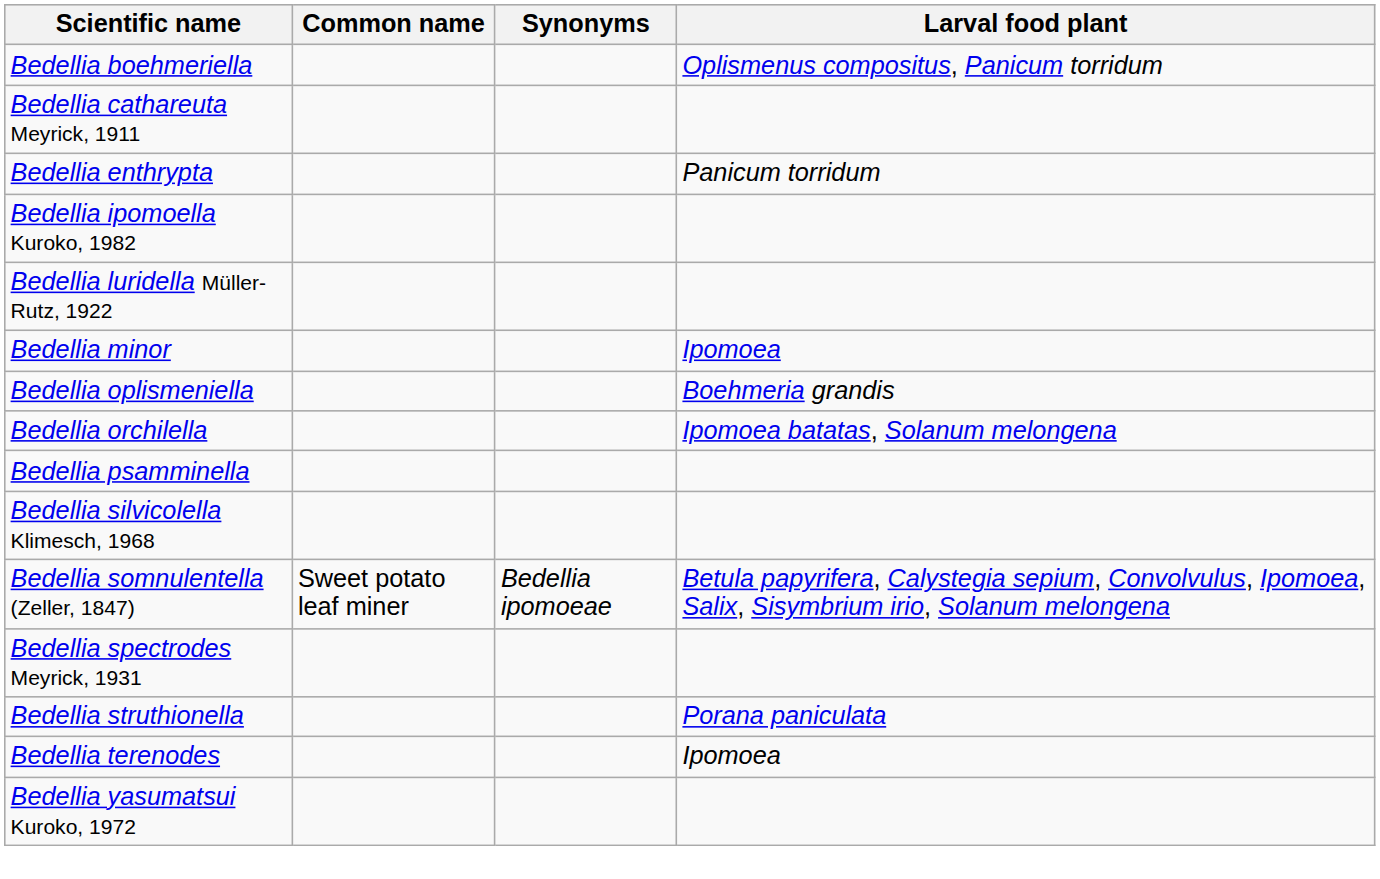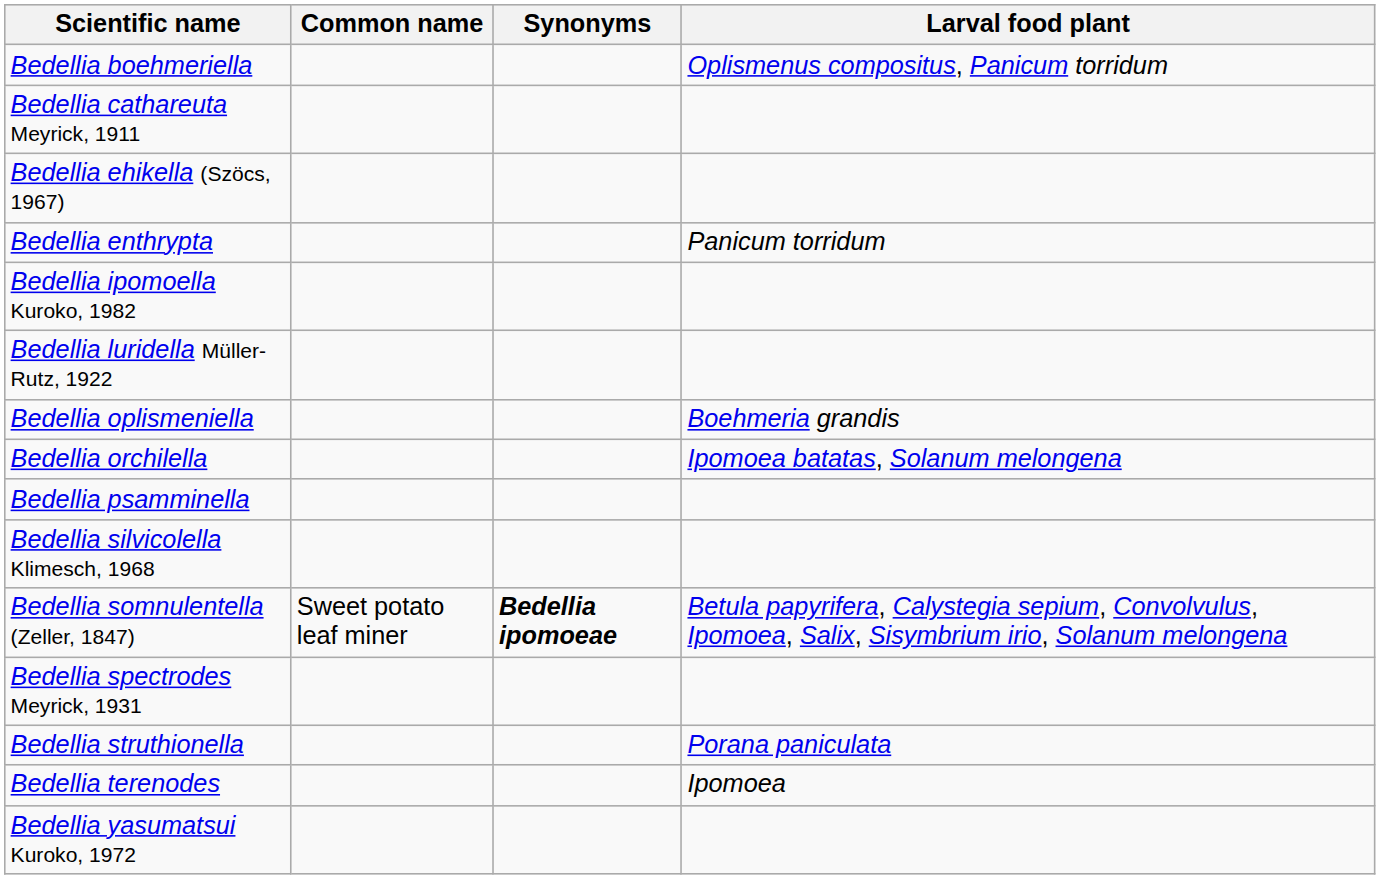+ row: (141, 187)
- row: (91, 350)
(556, 593) normal -> (558, 621) bold
